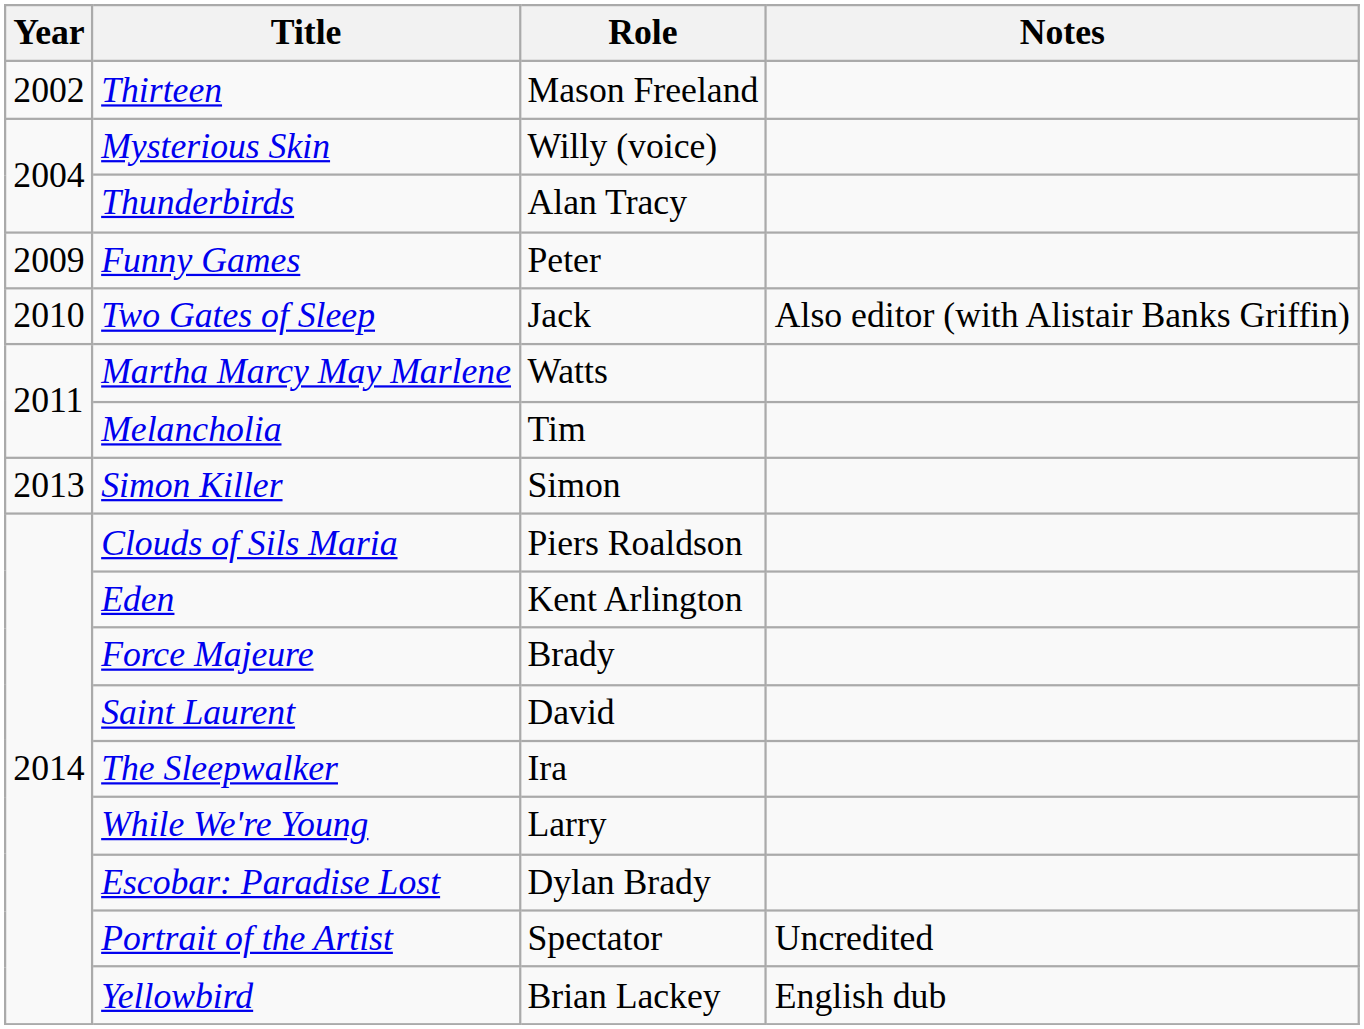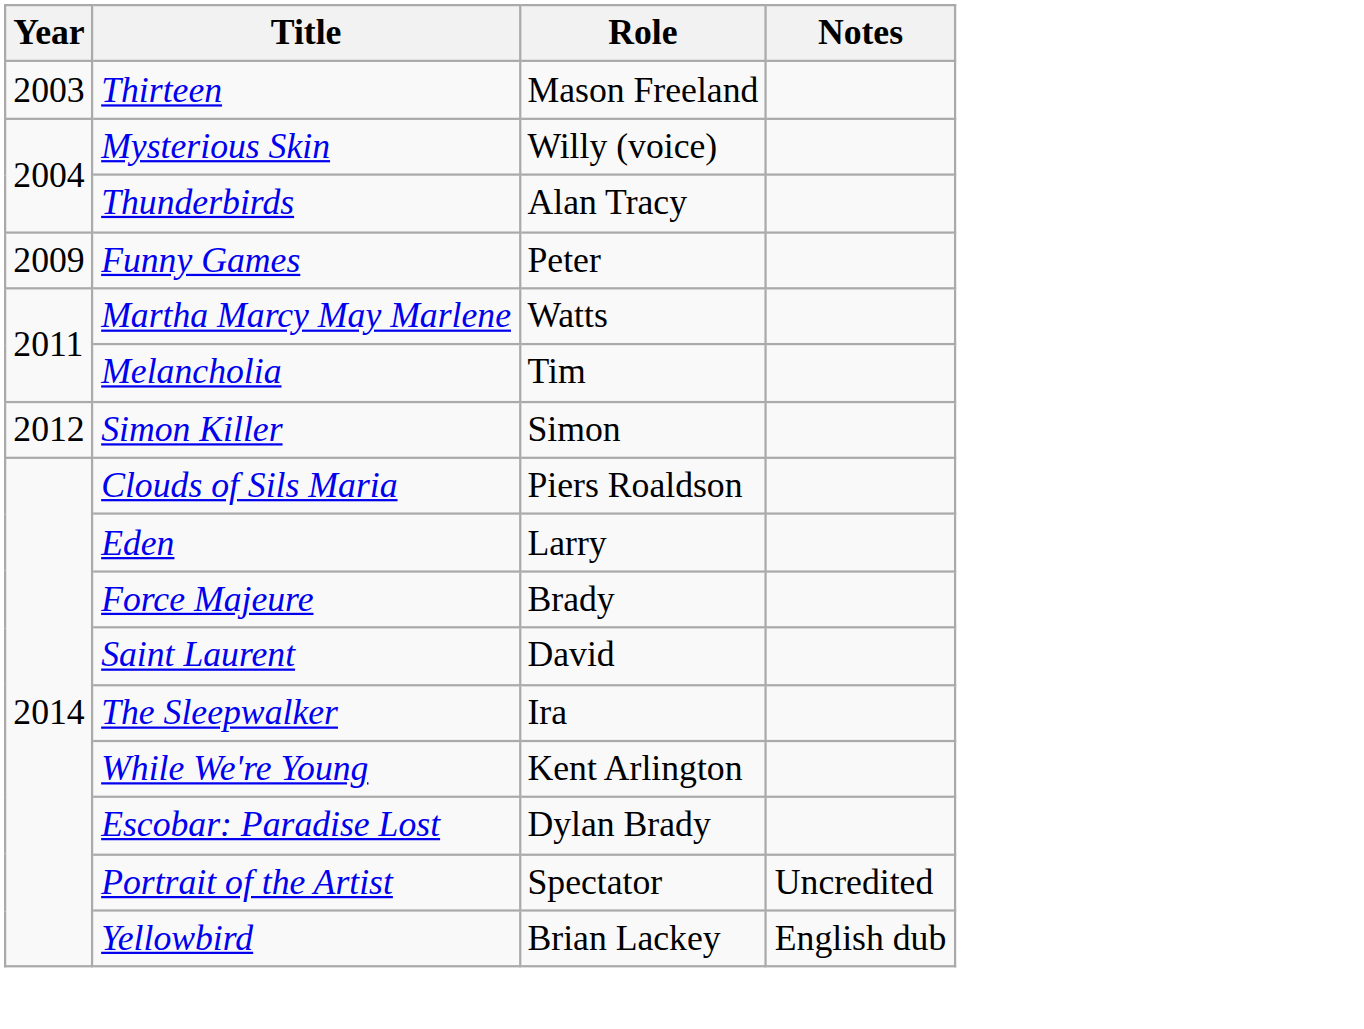(49, 89) 2002 -> (49, 89) 2003
- row: (238, 315)
(49, 485) 2013 -> (49, 428) 2012
(635, 598) Kent Arlington -> (567, 542) Larry
(567, 825) Larry -> (635, 768) Kent Arlington
